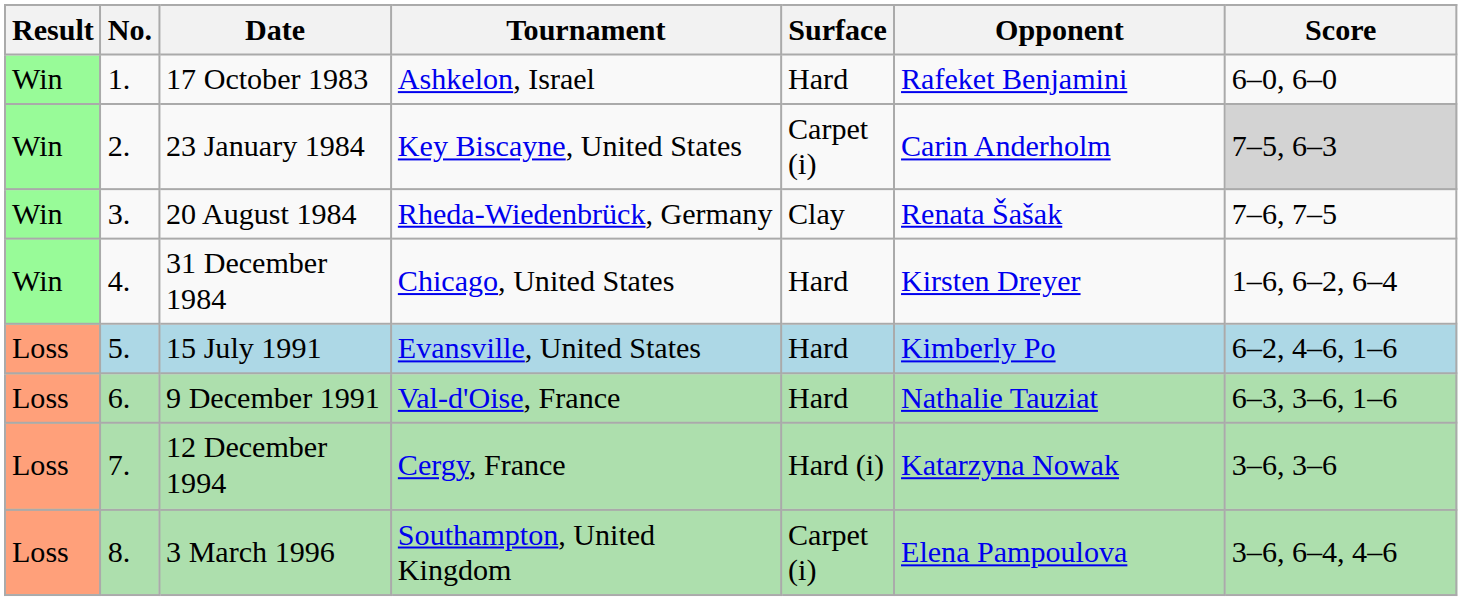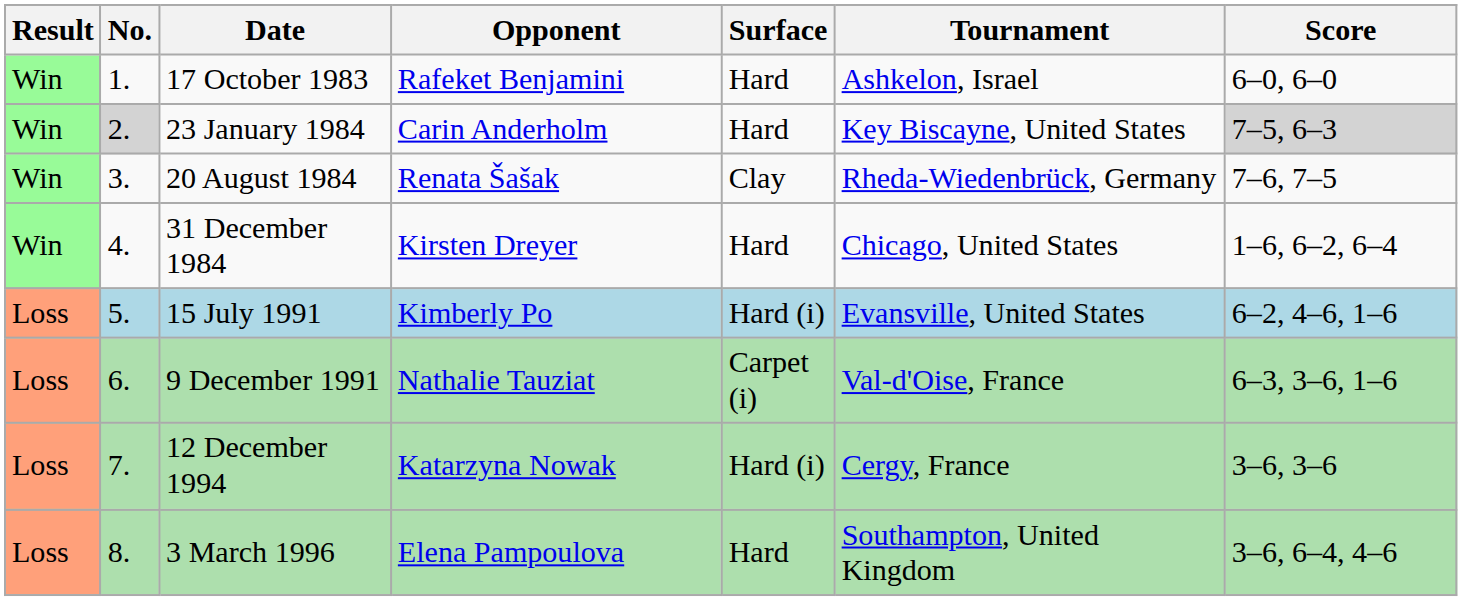columns swapped: (586, 29) <-> (1059, 29)
(119, 146) no background -> (119, 128) lightgrey background
(828, 146) Carpet (i) -> (759, 128) Hard
(818, 348) Hard -> (777, 313) Hard (i)
(818, 398) Hard -> (769, 380) Carpet (i)
(828, 551) Carpet (i) -> (759, 551) Hard
